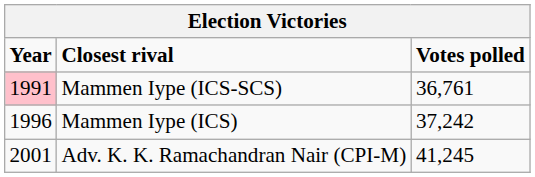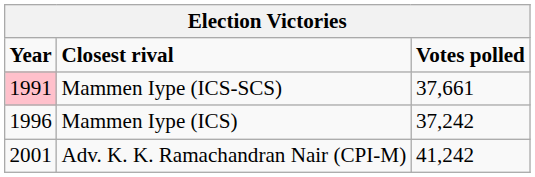(445, 88) 36,761 -> (445, 88) 37,661
(445, 155) 41,245 -> (445, 155) 41,242
